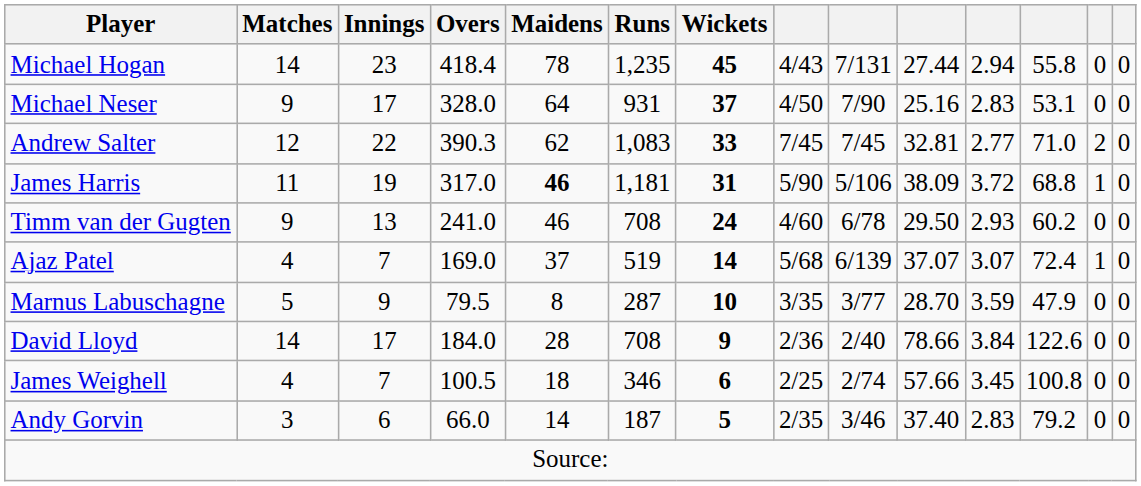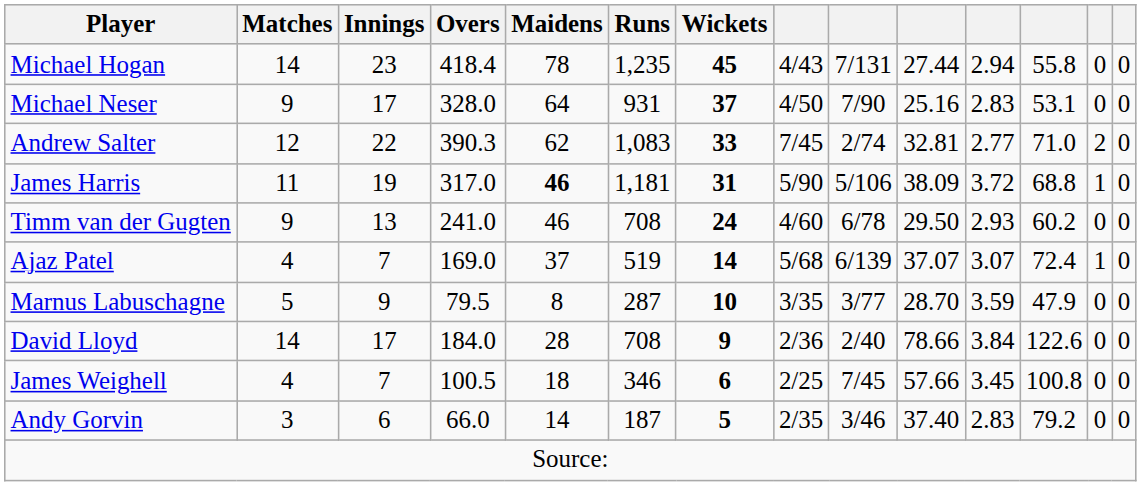(863, 143) 7/45 -> (863, 143) 2/74
(863, 380) 2/74 -> (863, 380) 7/45
